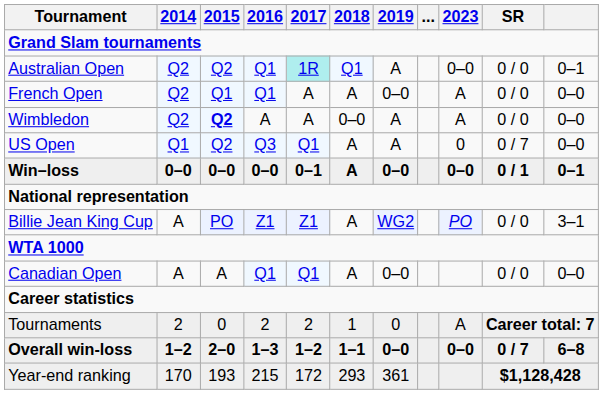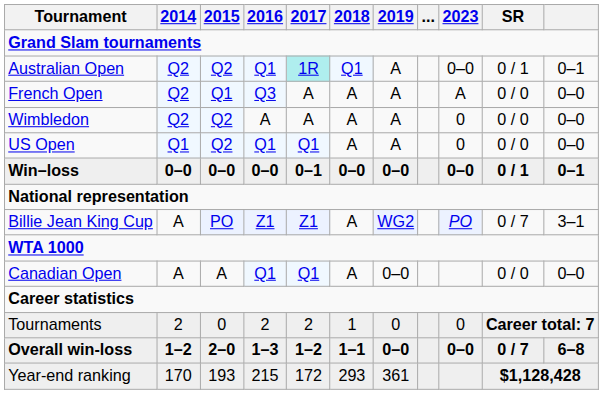(513, 68) 0 / 0 -> (513, 68) 0 / 1
(265, 94) Q1 -> (265, 94) Q3
(396, 94) 0–0 -> (396, 94) A
(222, 119) bold -> (222, 119) normal
(352, 119) 0–0 -> (352, 119) A
(460, 119) A -> (460, 119) 0
(265, 145) Q3 -> (265, 145) Q1
(513, 145) 0 / 7 -> (513, 145) 0 / 0
(352, 171) A -> (352, 171) 0–0
(513, 222) 0 / 0 -> (513, 222) 0 / 7
(460, 324) A -> (460, 324) 0
